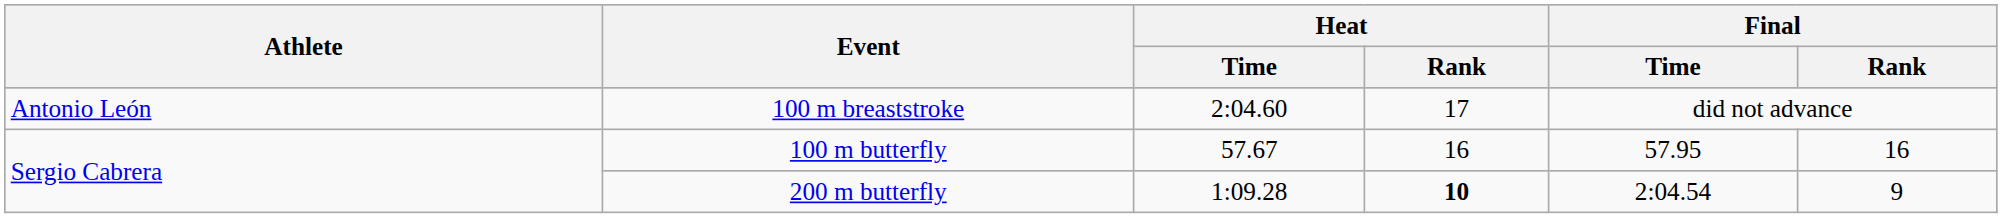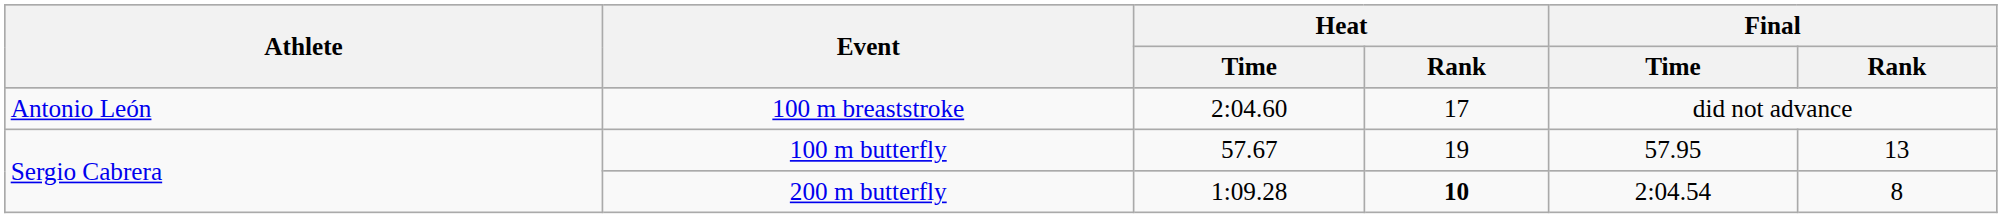(1457, 150) 16 -> (1457, 150) 19
(1897, 150) 16 -> (1897, 150) 13
(1897, 191) 9 -> (1897, 191) 8
